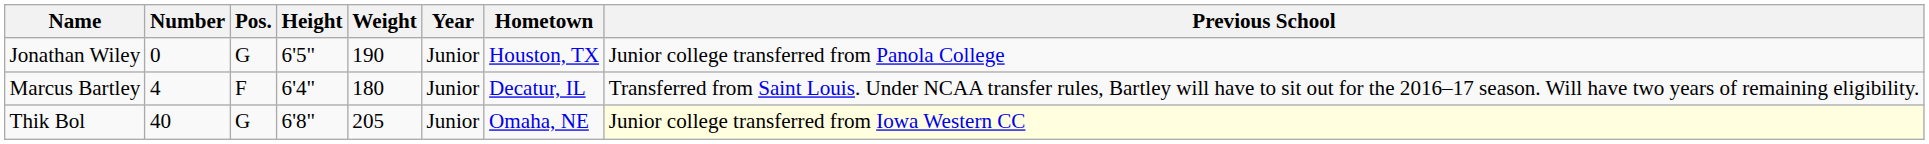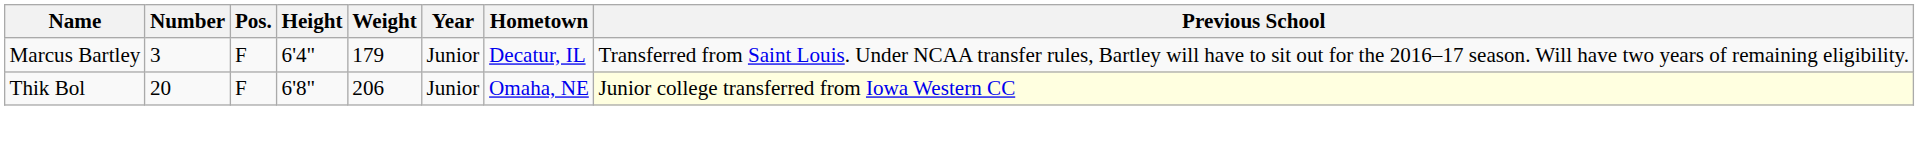- row: (75, 54)
(155, 88) 4 -> (155, 54) 3
(368, 88) 180 -> (368, 54) 179
(161, 121) 40 -> (161, 88) 20
(243, 121) G -> (241, 88) F
(368, 121) 205 -> (368, 88) 206
